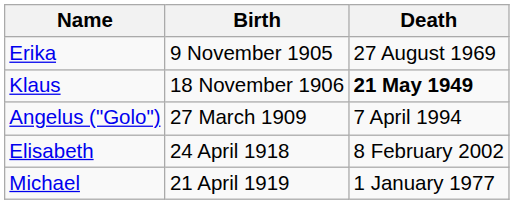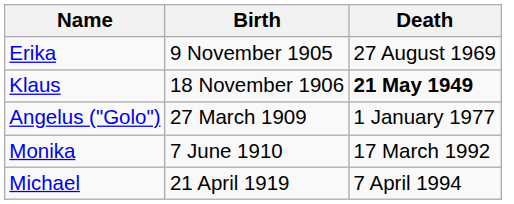(408, 118) 7 April 1994 -> (424, 118) 1 January 1977
+ row: (42, 150)
- row: (51, 150)
(424, 183) 1 January 1977 -> (408, 183) 7 April 1994
